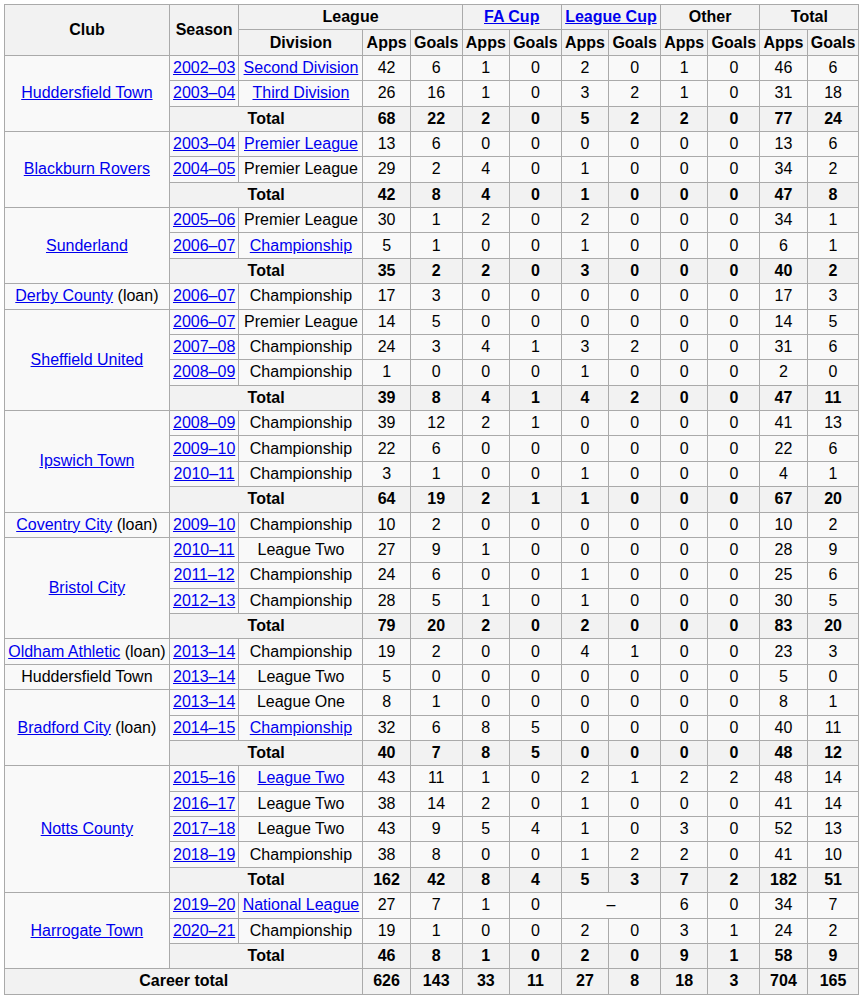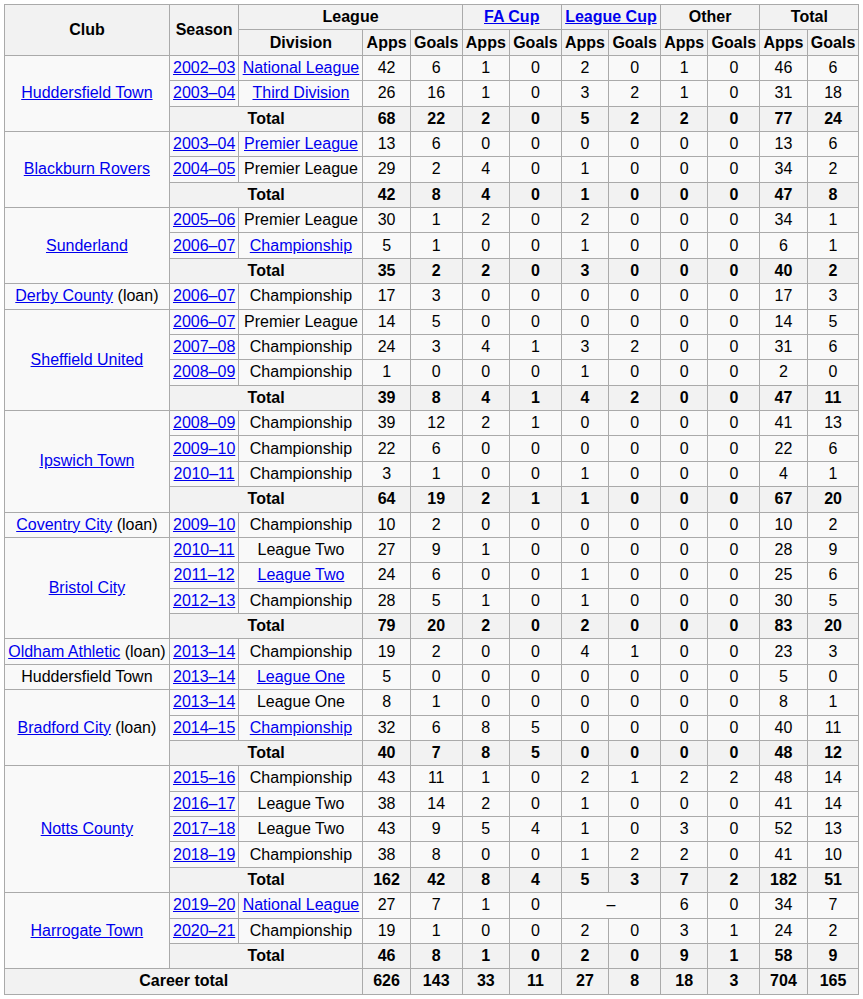(301, 67) Second Division -> (301, 67) National League
(301, 575) Championship -> (301, 575) League Two
(301, 676) League Two -> (301, 676) League One
(301, 778) League Two -> (301, 778) Championship
